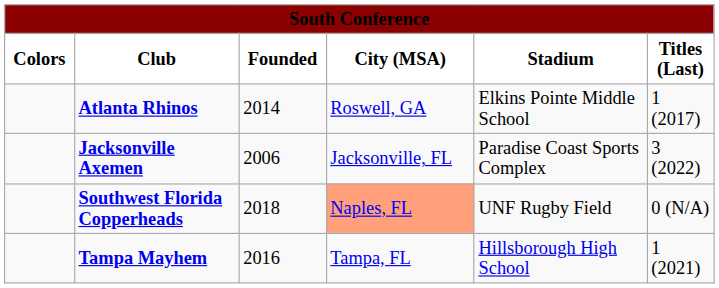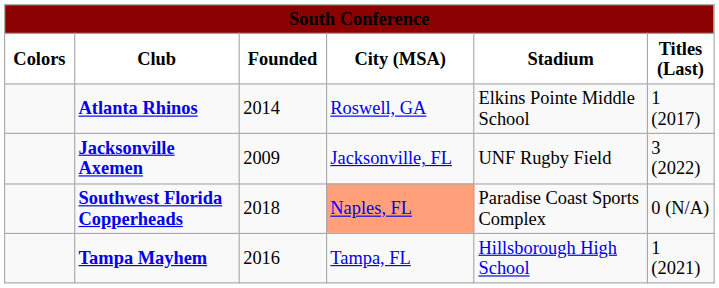(262, 158) 2006 -> (262, 158) 2009
(559, 158) Paradise Coast Sports Complex -> (545, 158) UNF Rugby Field
(545, 208) UNF Rugby Field -> (559, 208) Paradise Coast Sports Complex
